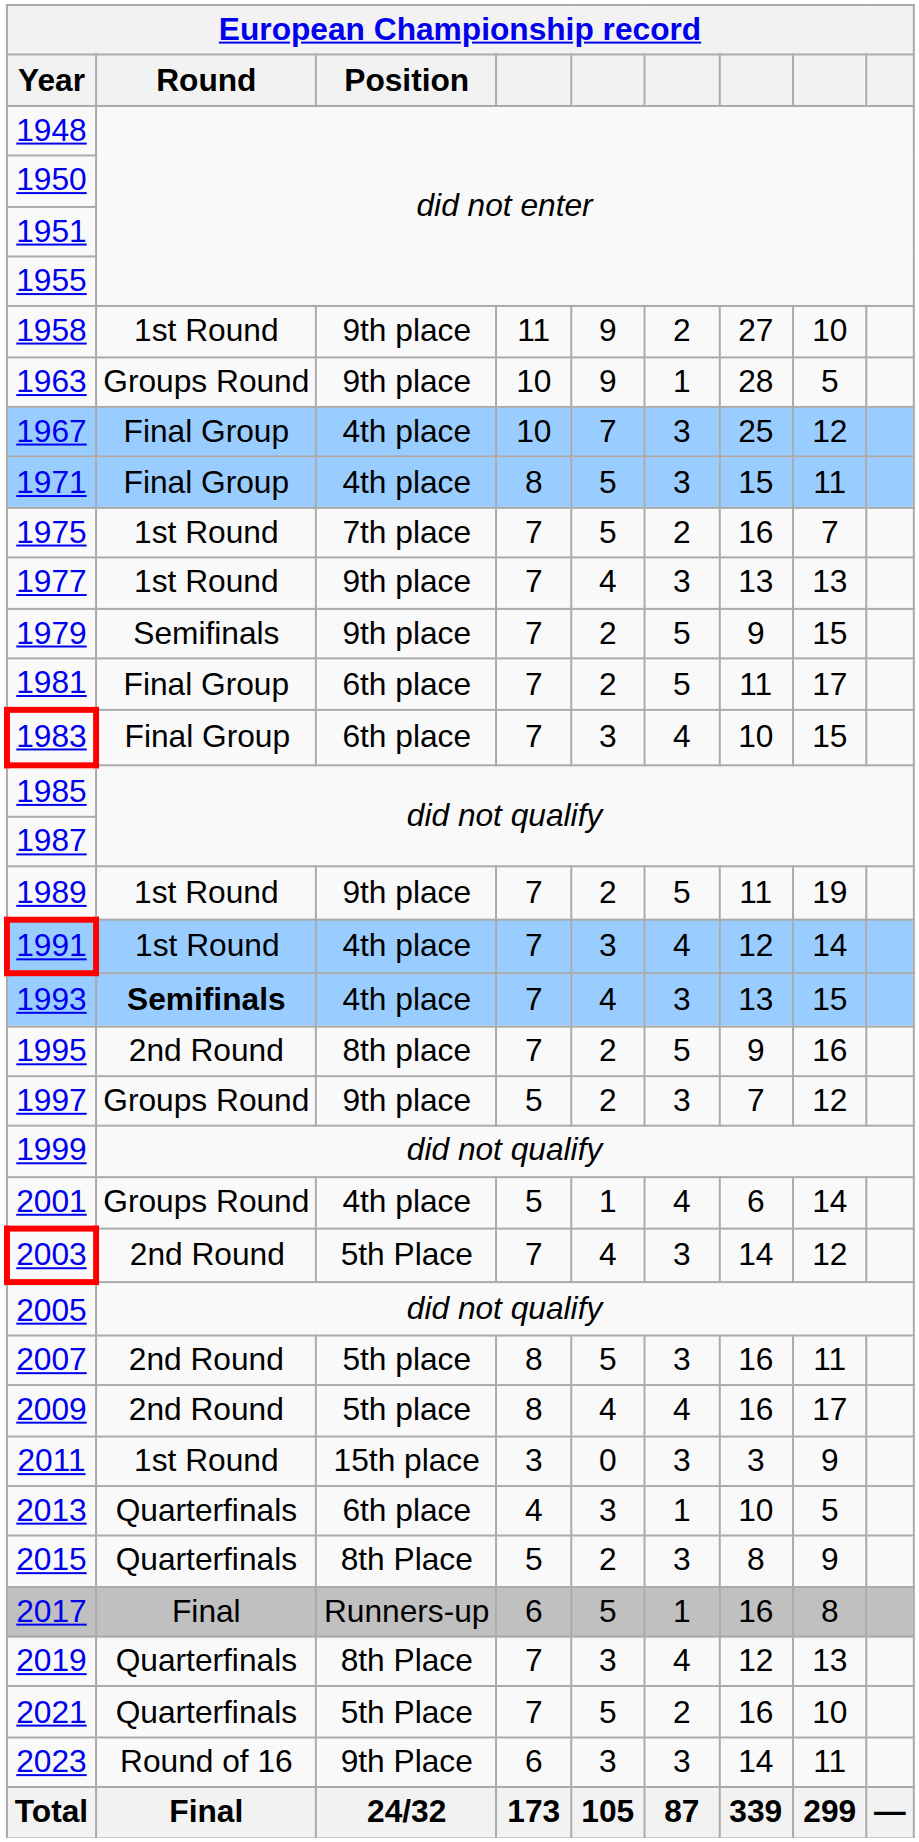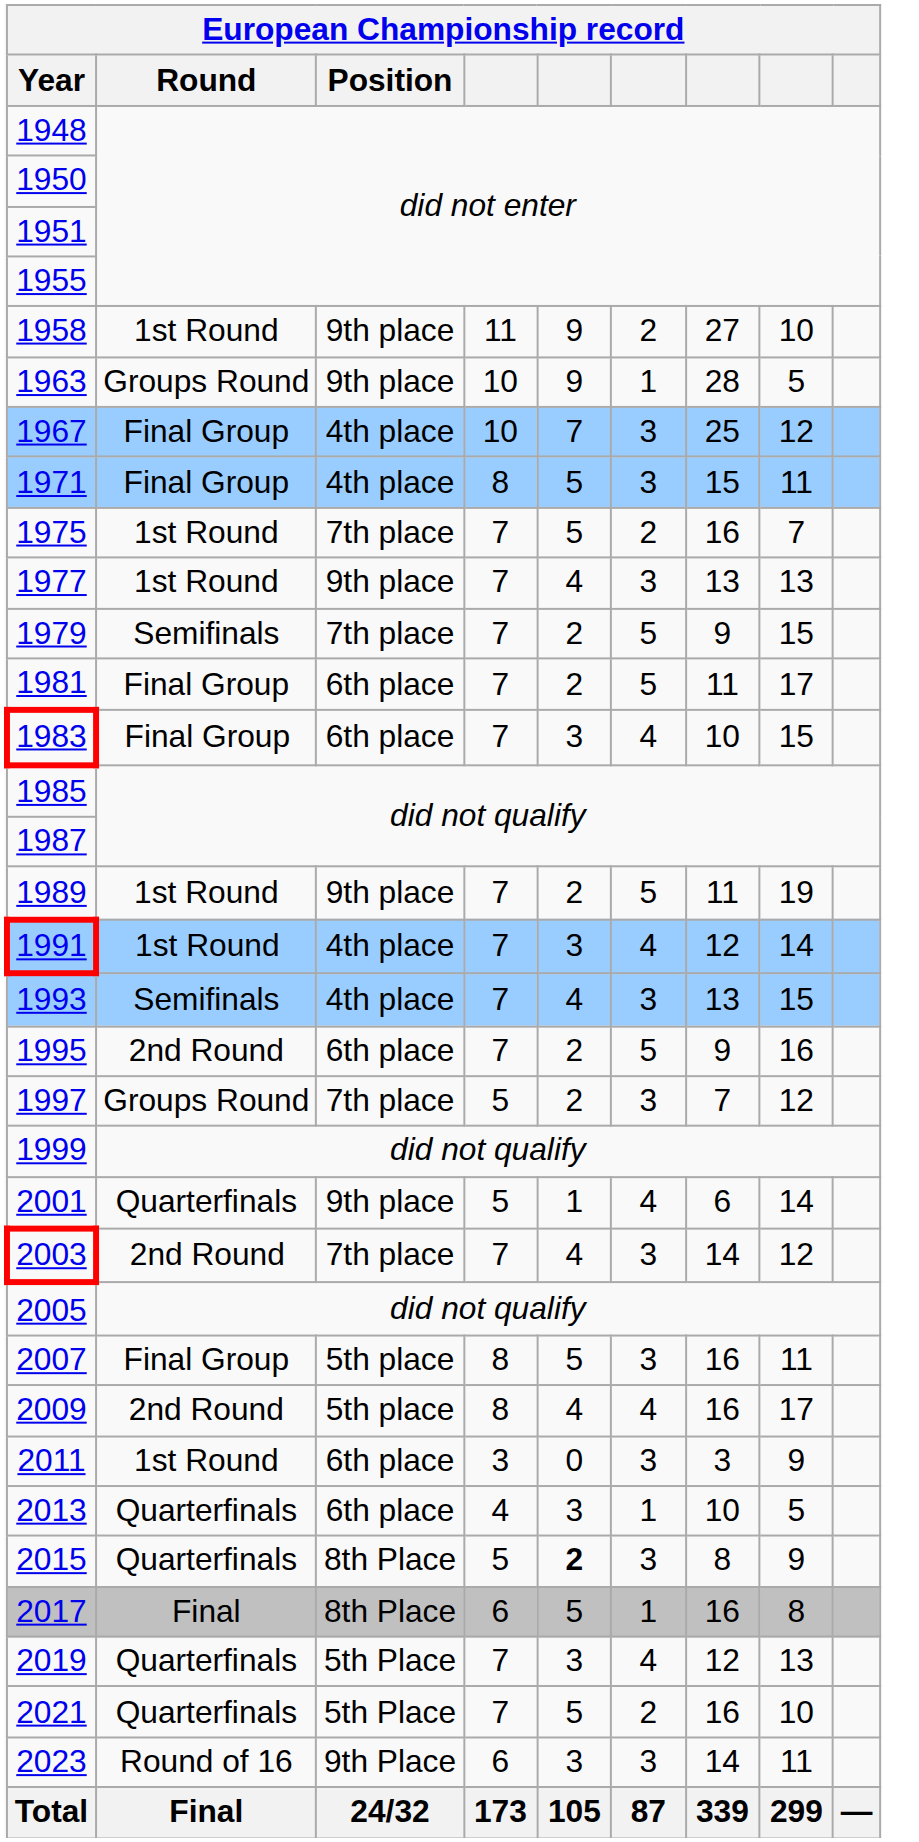(407, 632) 9th place -> (390, 632) 7th place
(206, 999) bold -> (206, 999) normal
(407, 1050) 8th place -> (390, 1050) 6th place
(407, 1100) 9th place -> (390, 1100) 7th place
(206, 1202) Groups Round -> (206, 1202) Quarterfinals
(407, 1202) 4th place -> (390, 1202) 9th place
(407, 1255) 5th Place -> (390, 1255) 7th place
(206, 1359) 2nd Round -> (206, 1359) Final Group
(407, 1460) 15th place -> (390, 1460) 6th place
(608, 1560) normal -> (574, 1560) bold
(407, 1610) Runners-up -> (390, 1610) 8th Place
(407, 1661) 8th Place -> (390, 1661) 5th Place
